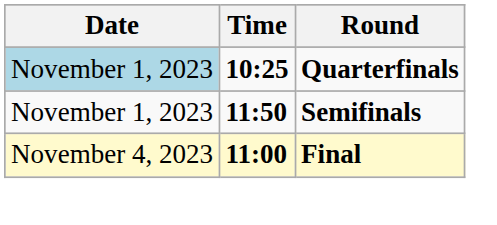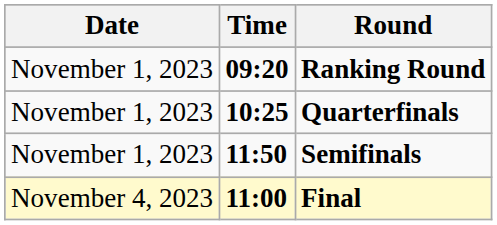+ row: (393, 68)
(112, 68) lightblue background -> (112, 111) no background
